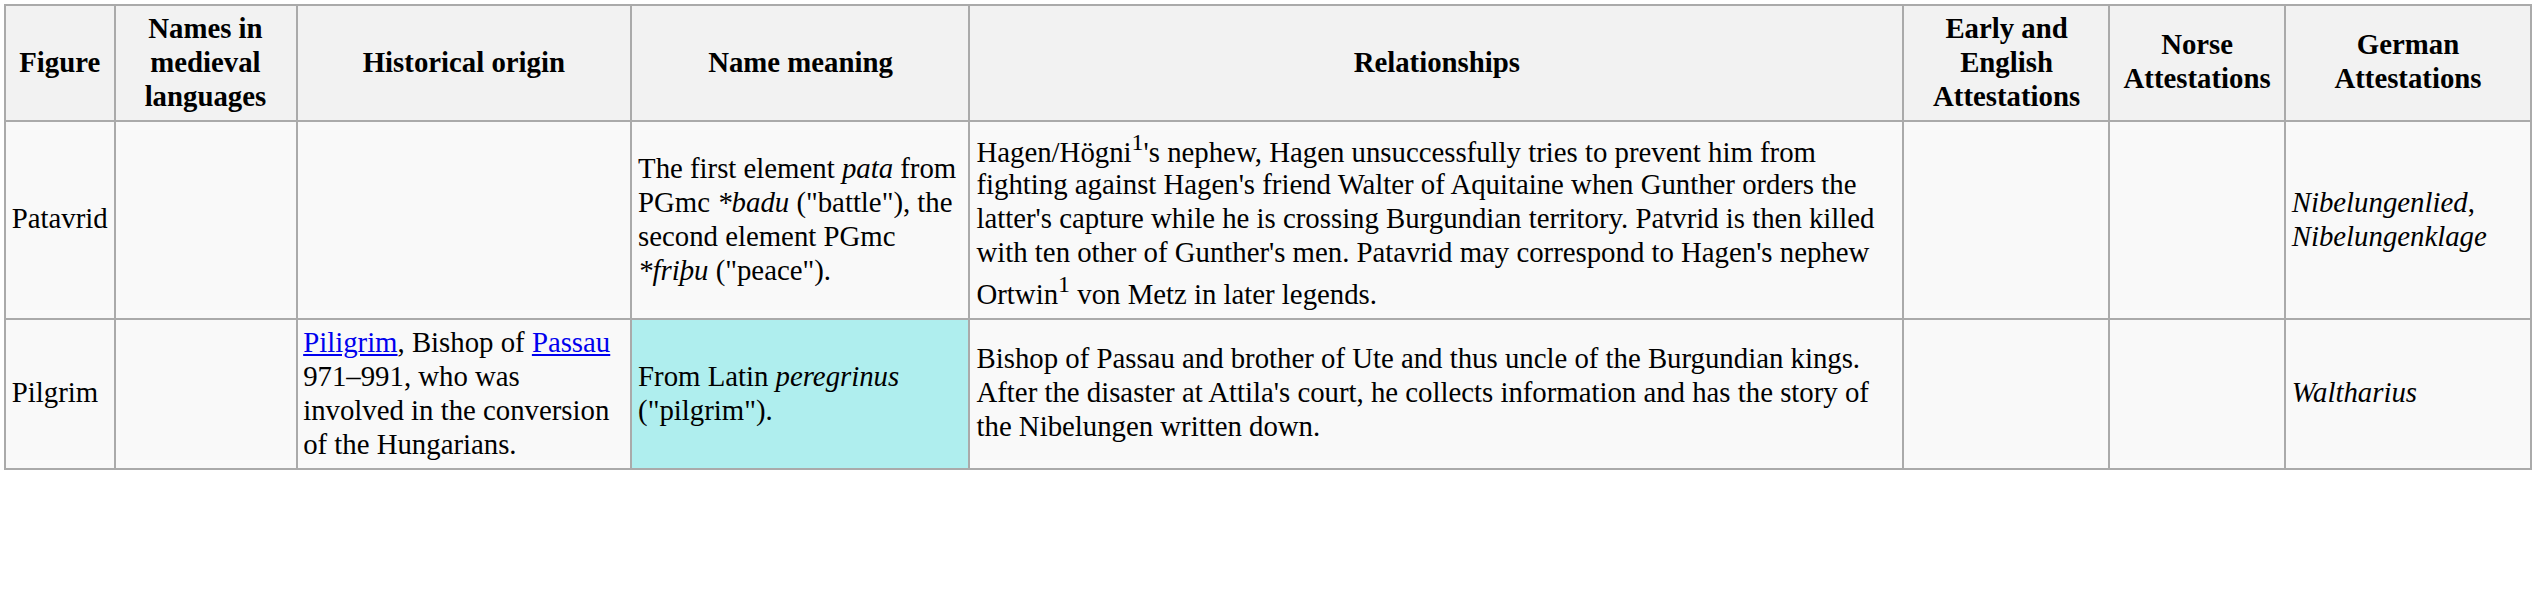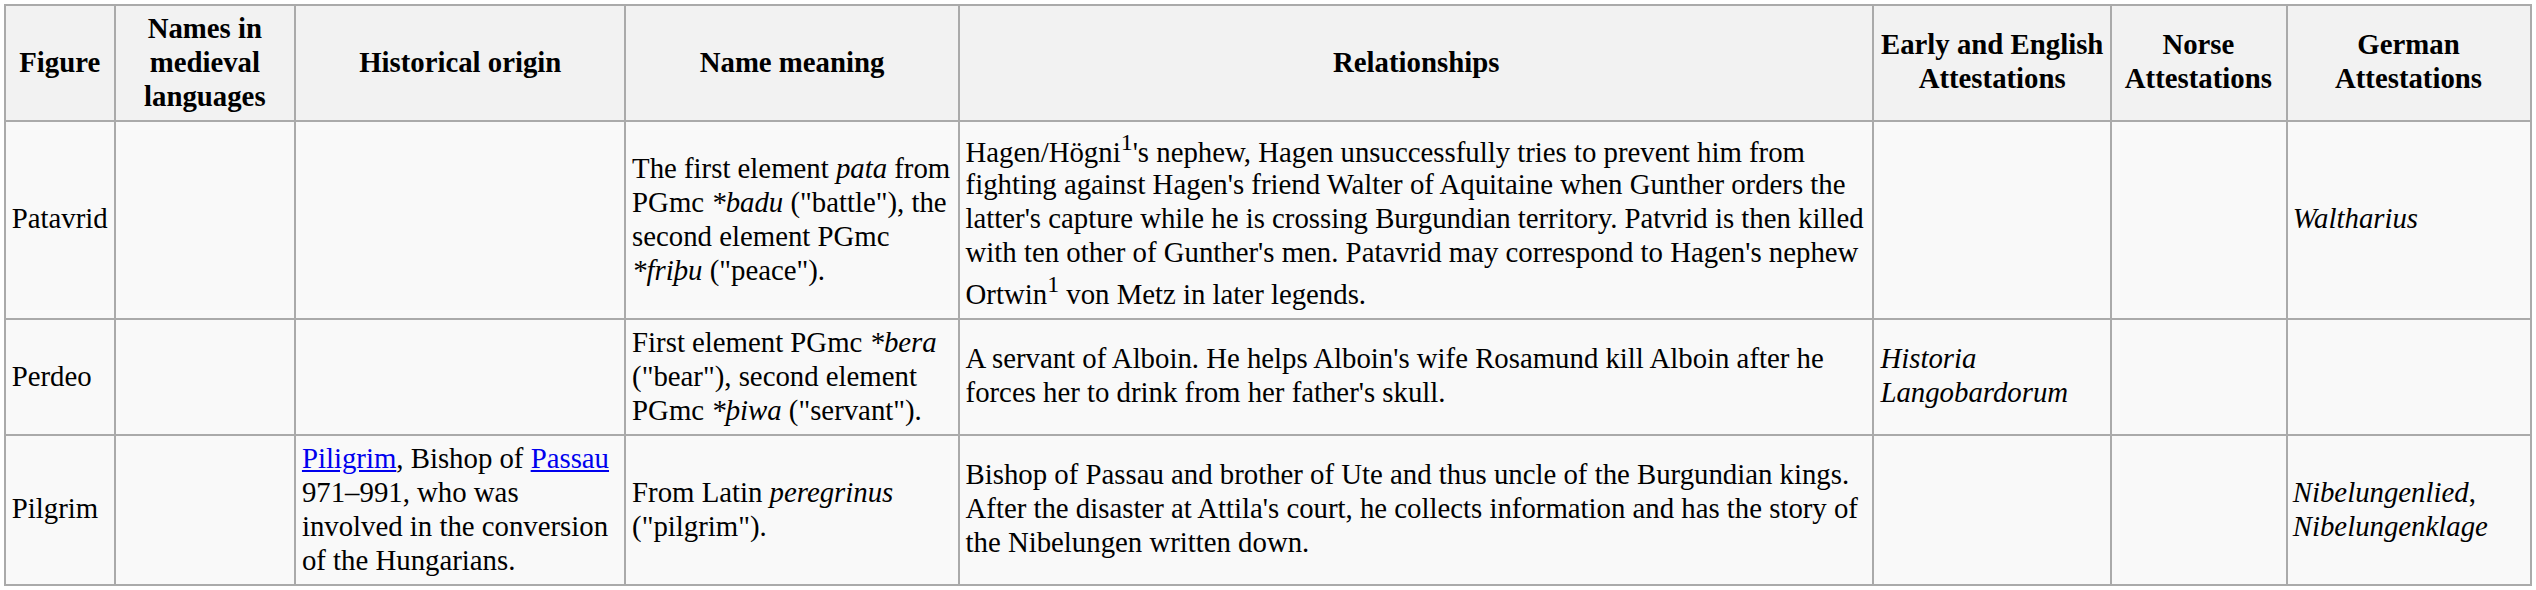(2389, 219) Nibelungenlied, Nibelungenklage -> (2355, 219) Waltharius
+ row: (52, 376)
(769, 393) paleturquoise background -> (763, 509) no background
(2354, 393) Waltharius -> (2390, 509) Nibelungenlied, Nibelungenklage
